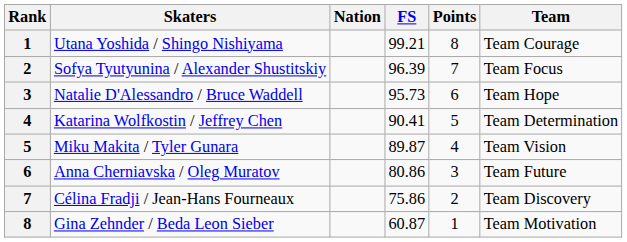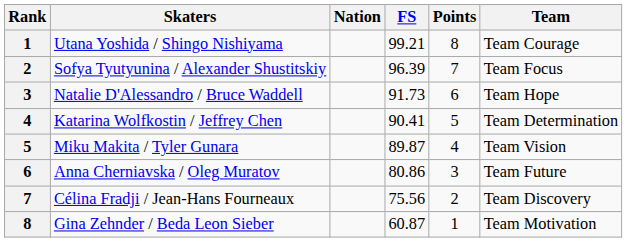(407, 95) 95.73 -> (407, 95) 91.73
(407, 198) 75.86 -> (407, 198) 75.56
